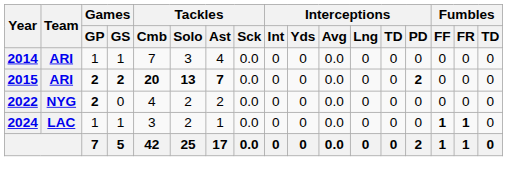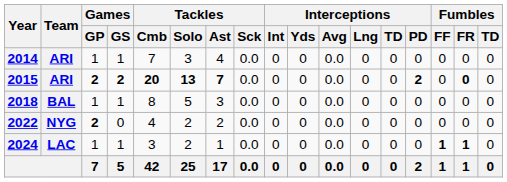(466, 79) normal -> (466, 79) bold
+ row: (23, 101)
